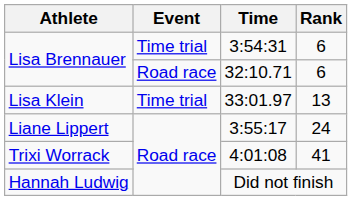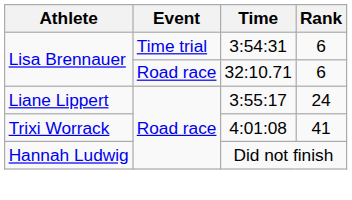- row: (258, 101)
